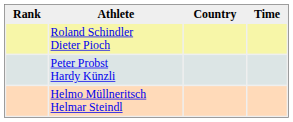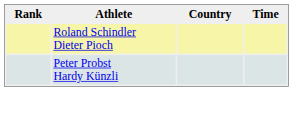- row: (98, 101)
